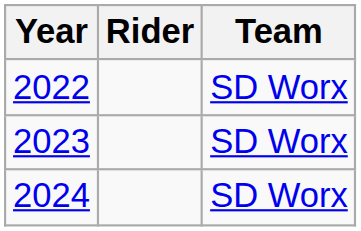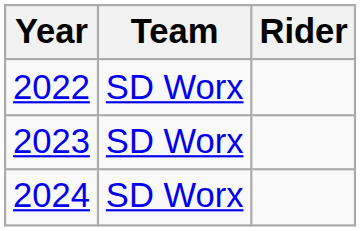columns swapped: (150, 31) <-> (279, 31)
